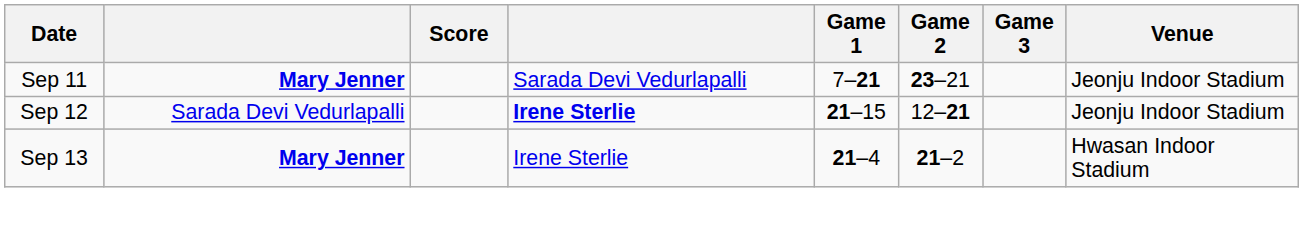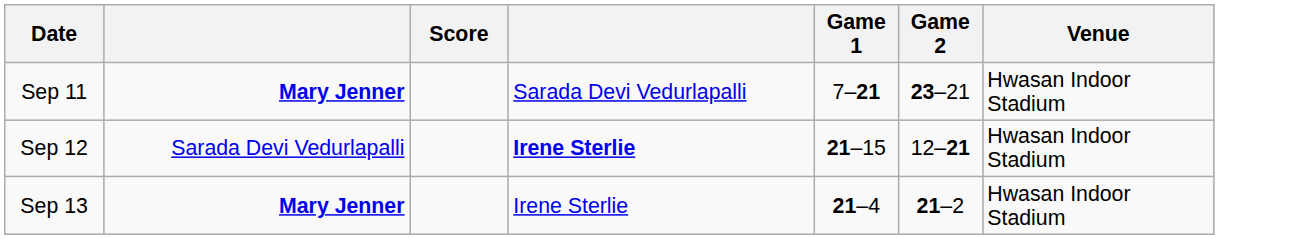- column: (1024, 34)
(1178, 79) Jeonju Indoor Stadium -> (1059, 91) Hwasan Indoor Stadium
(1178, 113) Jeonju Indoor Stadium -> (1059, 149) Hwasan Indoor Stadium
